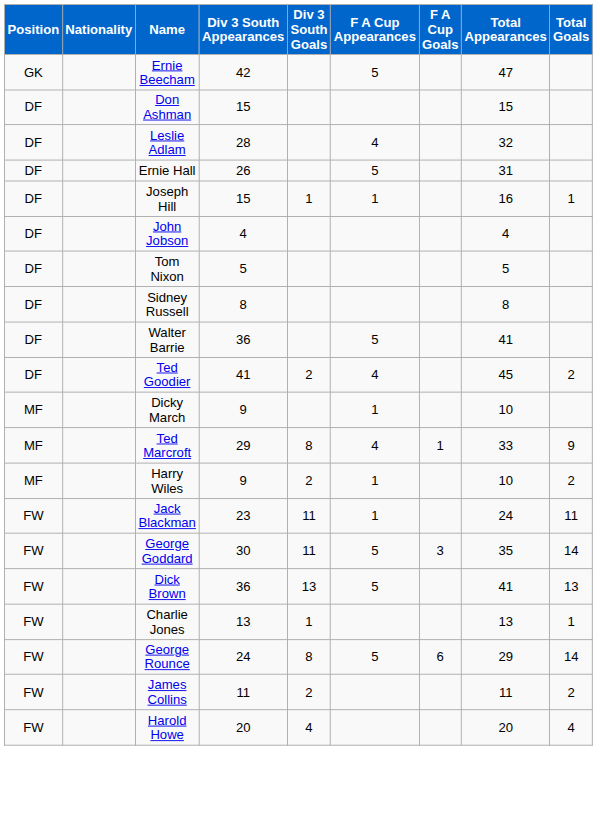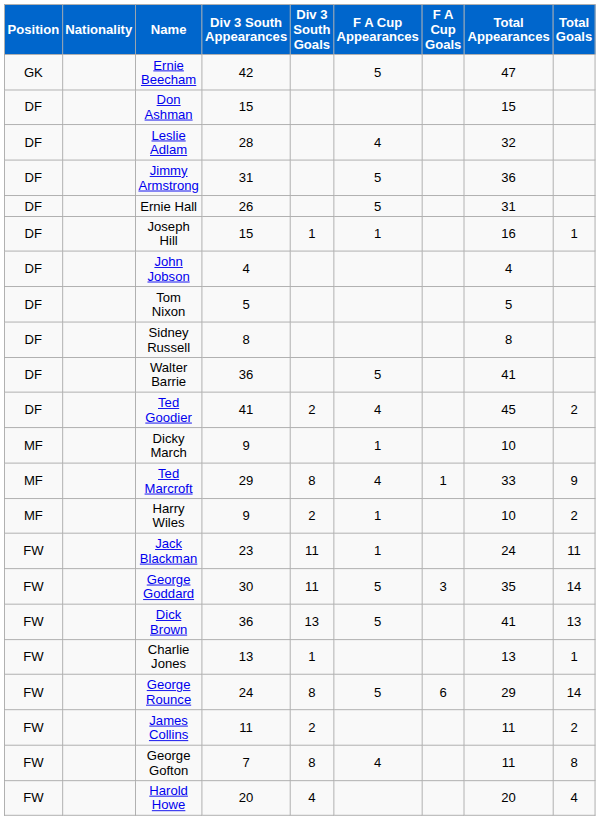+ row: (169, 178)
+ row: (169, 763)
